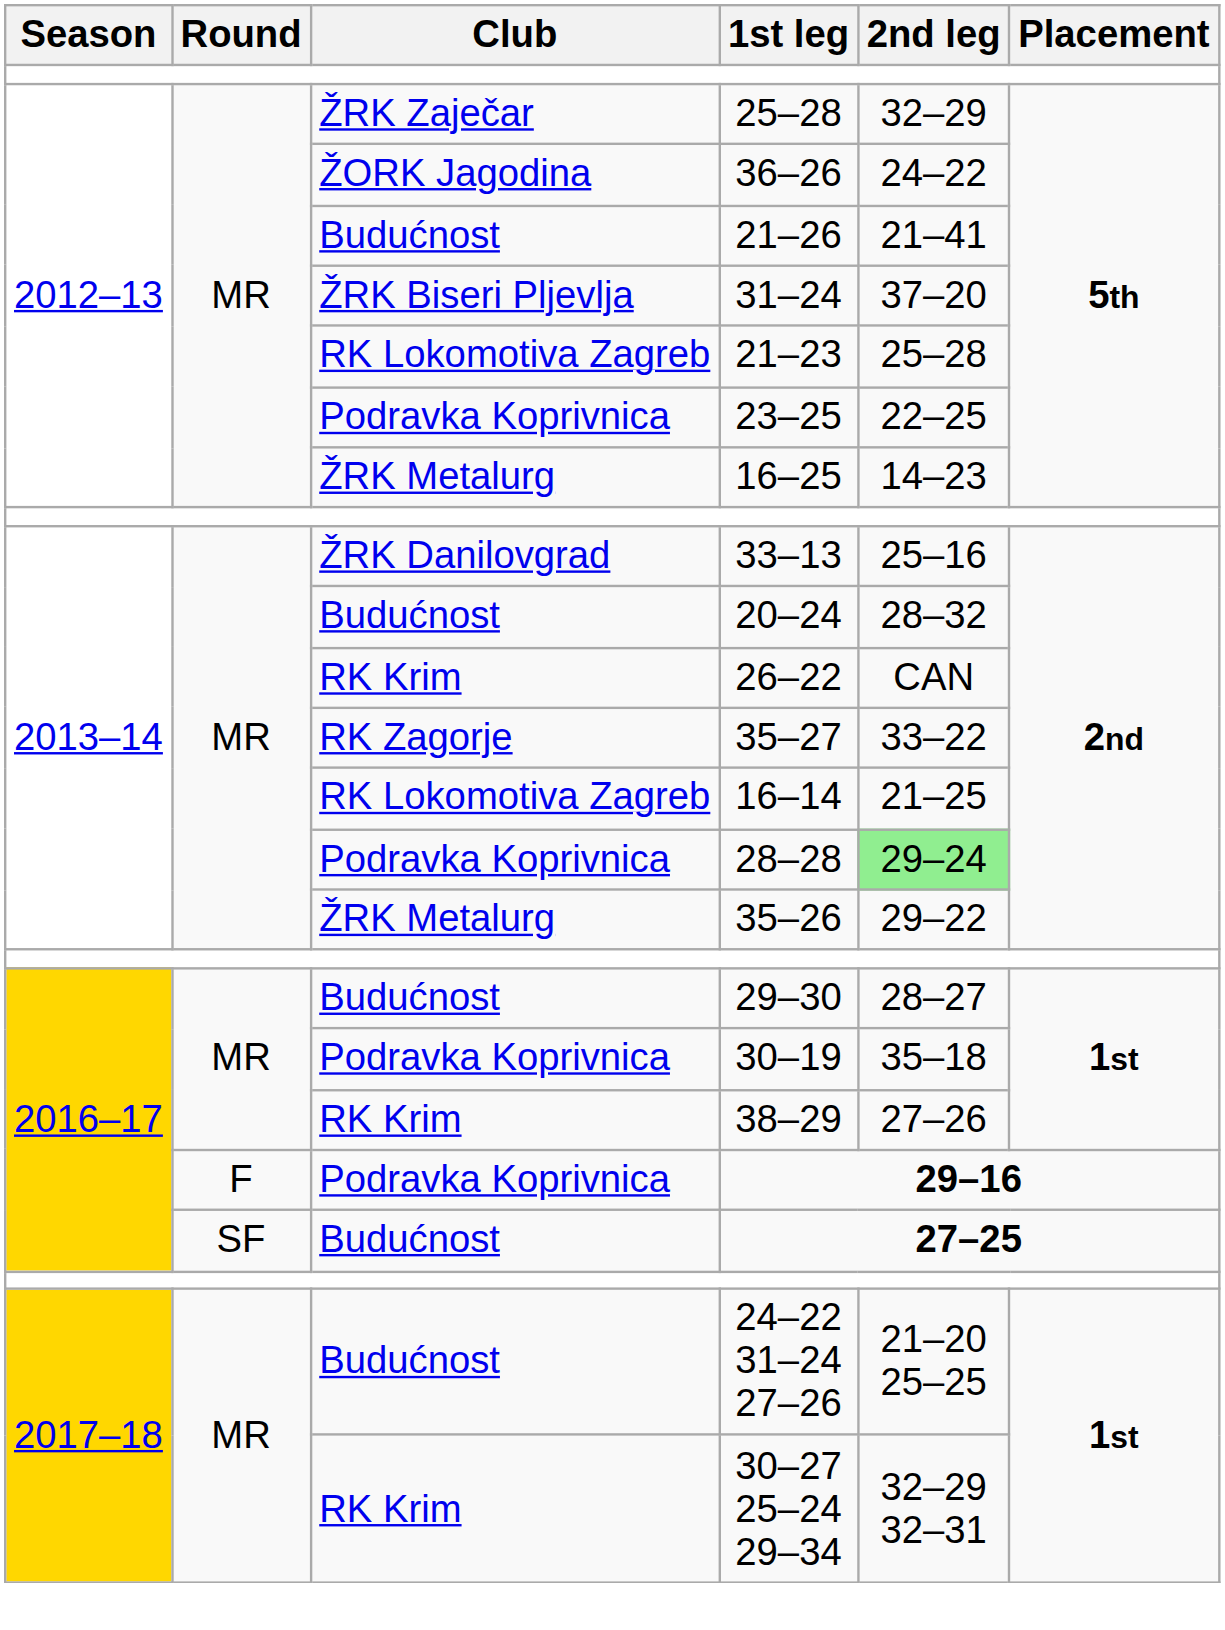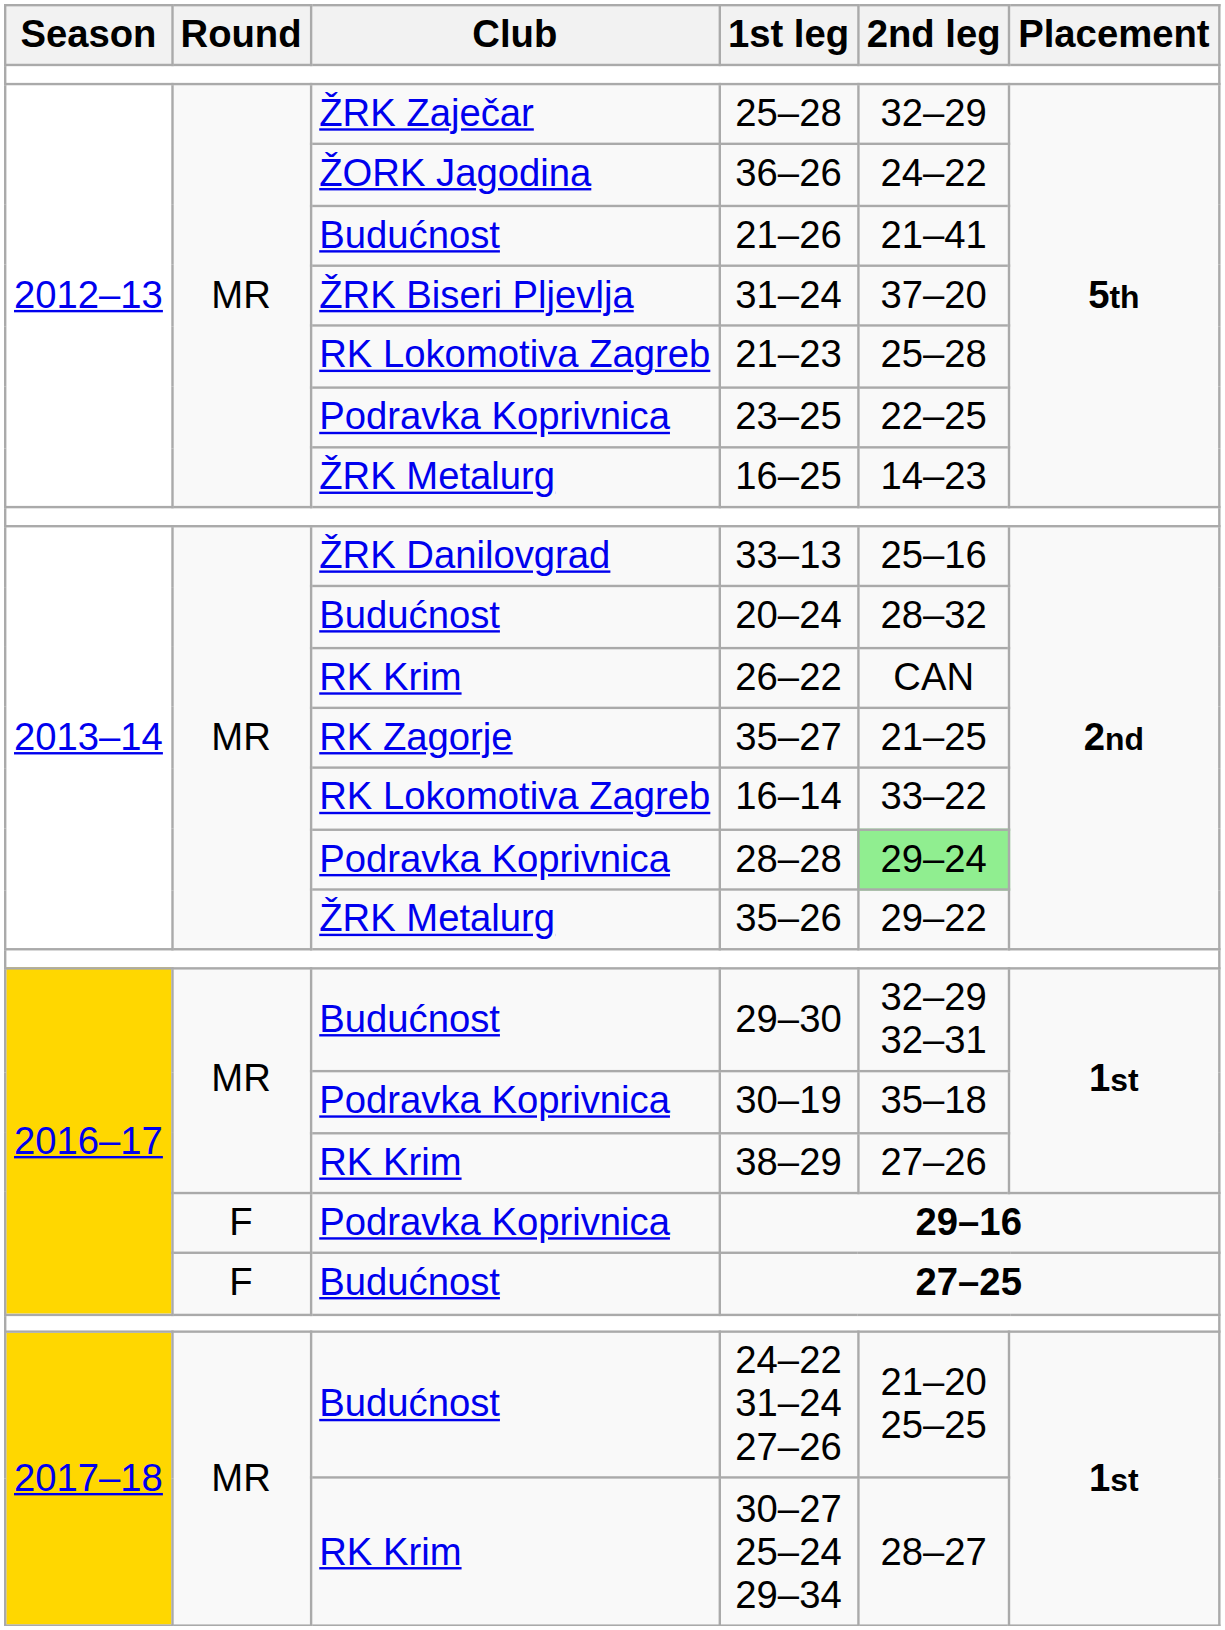(934, 737) 33–22 -> (934, 737) 21–25
(934, 797) 21–25 -> (934, 797) 33–22
(934, 997) 28–27 -> (934, 1018) 32–29 32–31
(241, 1239) SF -> (241, 1283) F
(934, 1507) 32–29 32–31 -> (934, 1550) 28–27
